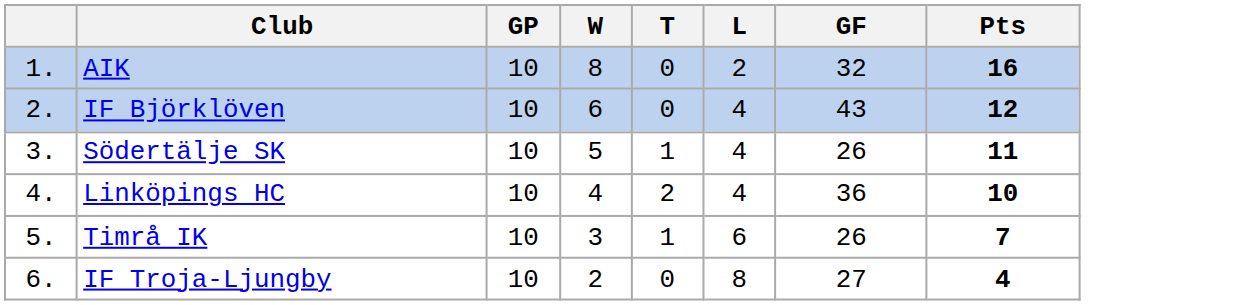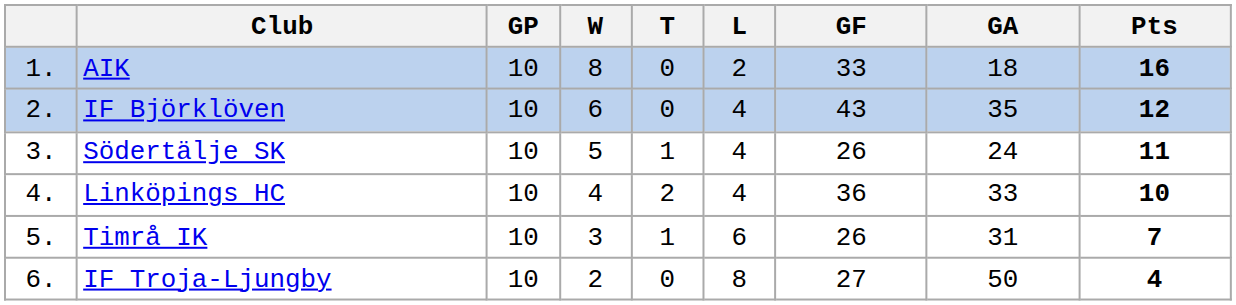+ column: (1003, 26)
(851, 68) 32 -> (851, 68) 33
